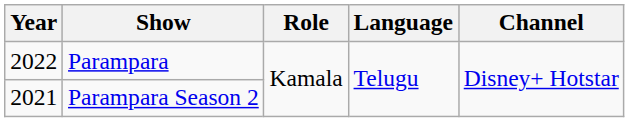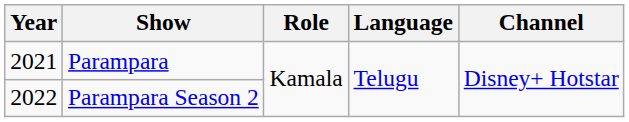(34, 60) 2022 -> (34, 60) 2021
(34, 97) 2021 -> (34, 97) 2022
